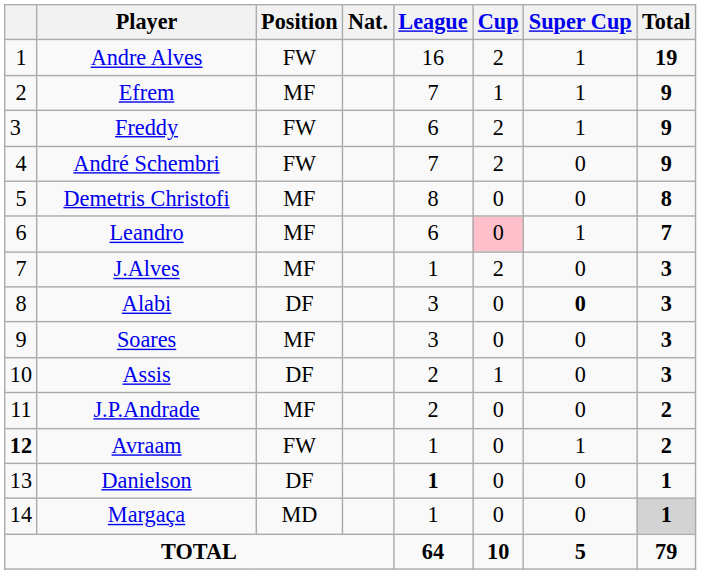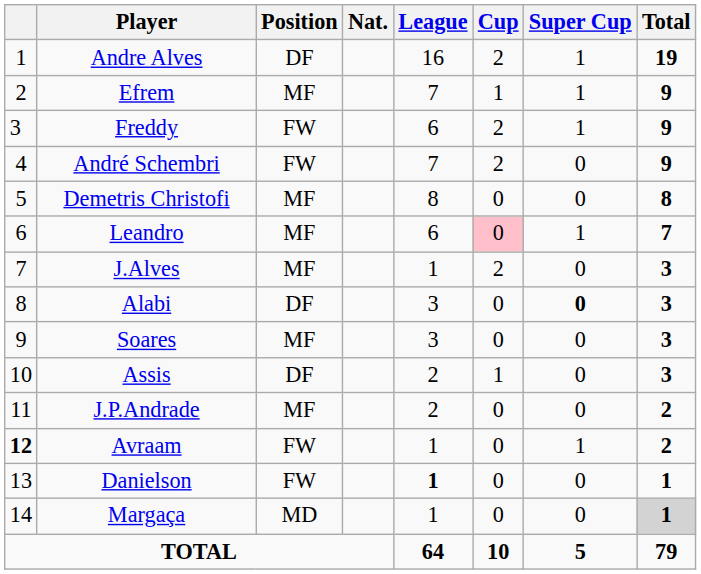(299, 57) FW -> (299, 57) DF
(299, 480) DF -> (299, 480) FW
